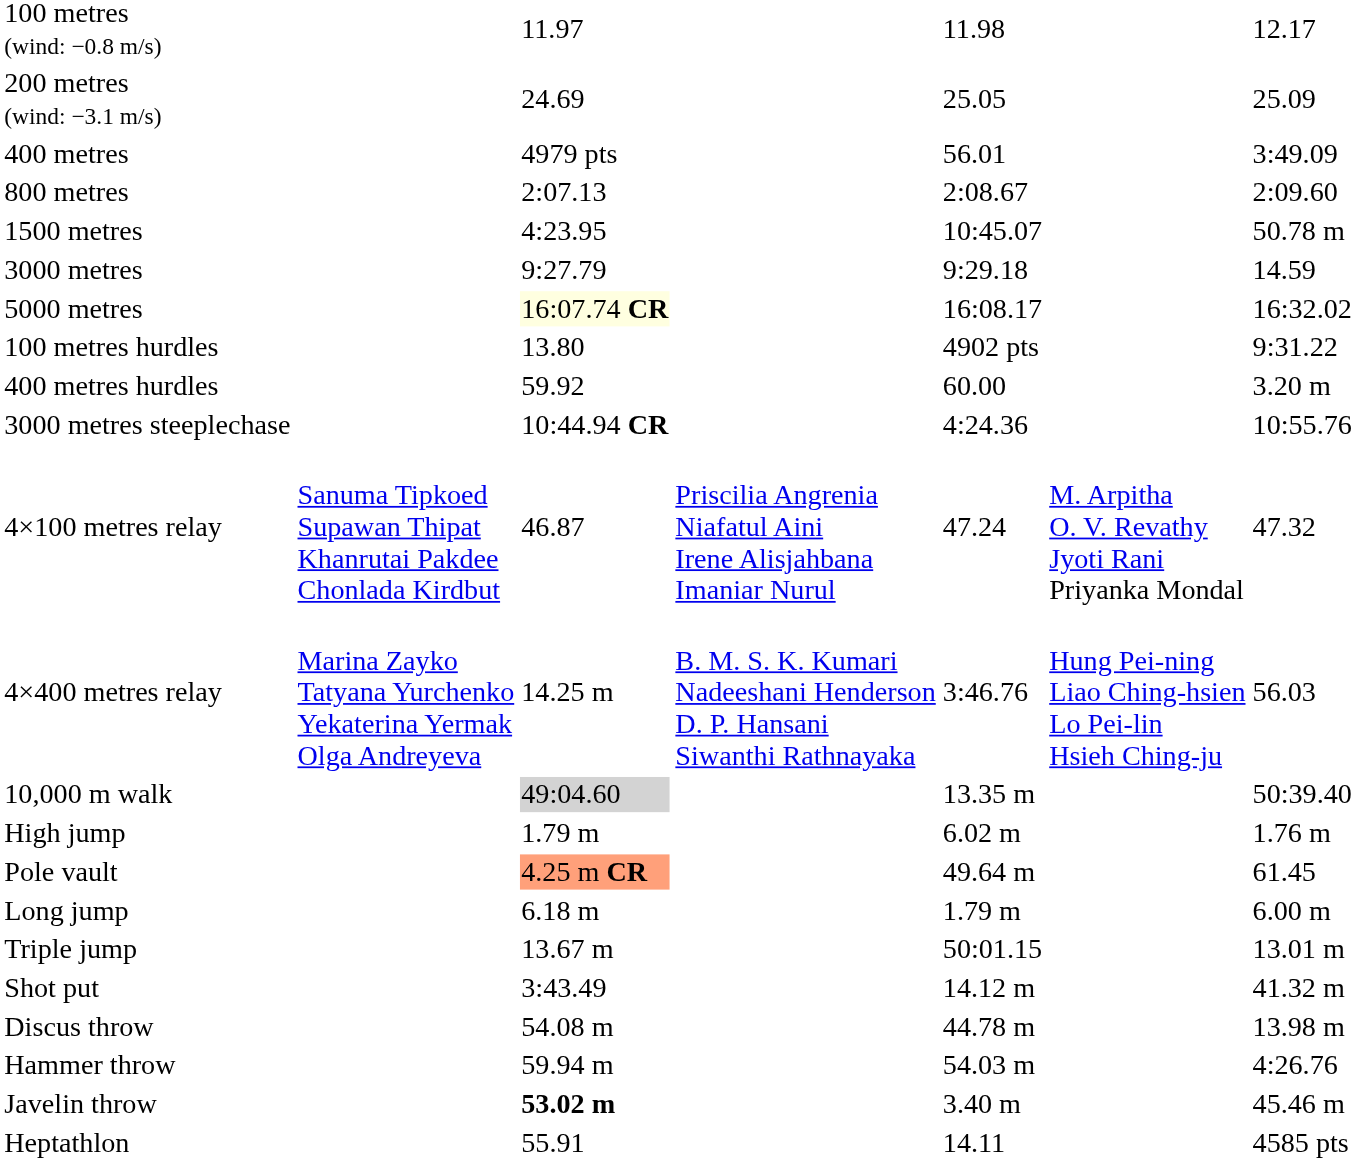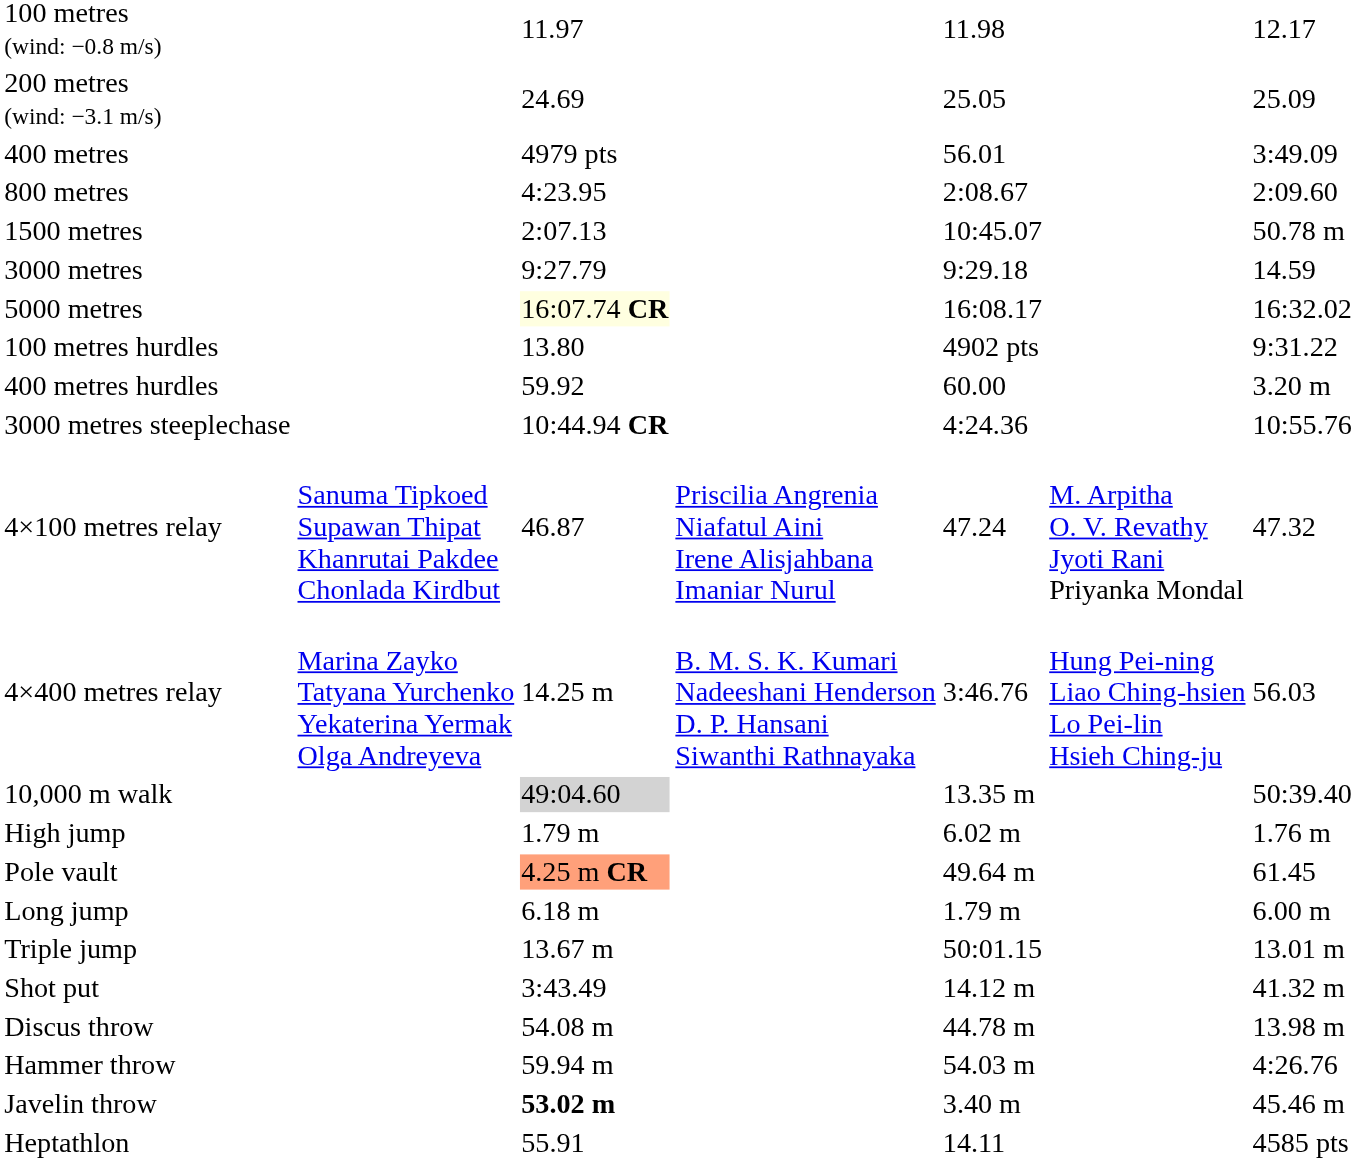(564, 192) 2:07.13 -> (564, 192) 4:23.95
(564, 230) 4:23.95 -> (564, 230) 2:07.13
